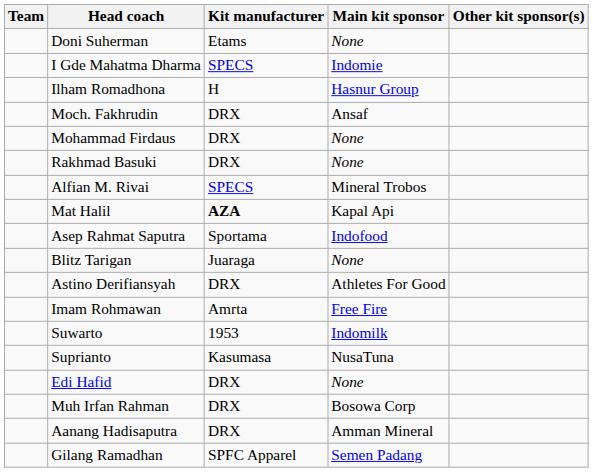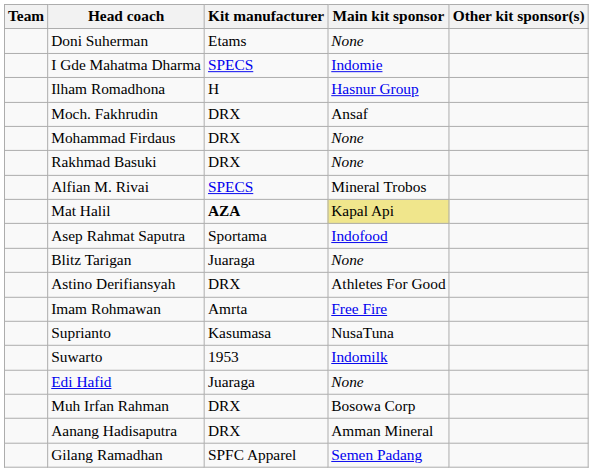(363, 211) no background -> (363, 211) khaki background
rows swapped: (77, 333) <-> (81, 357)
(224, 382) DRX -> (231, 382) Juaraga
